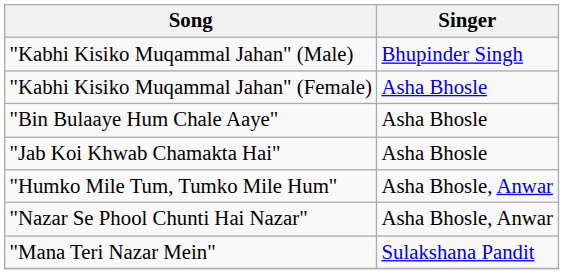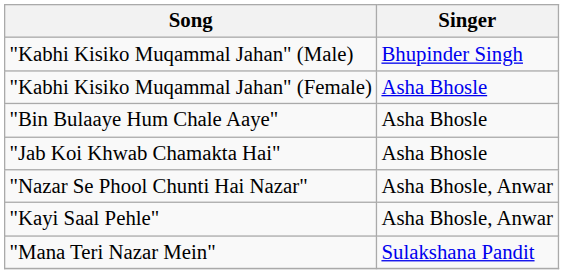- row: (173, 185)
+ row: (84, 218)
